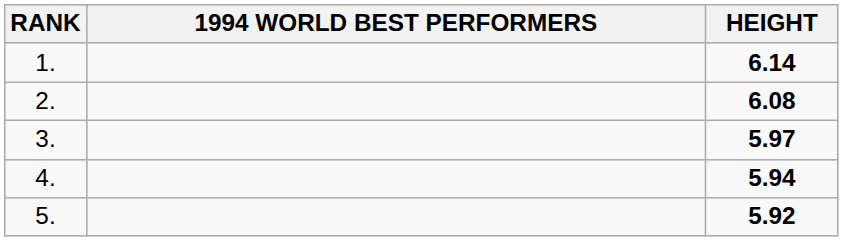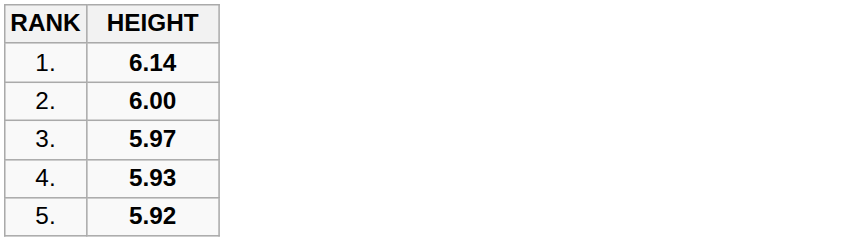- column: (396, 23)
(772, 100) 6.08 -> (153, 100) 6.00
(772, 178) 5.94 -> (153, 178) 5.93
